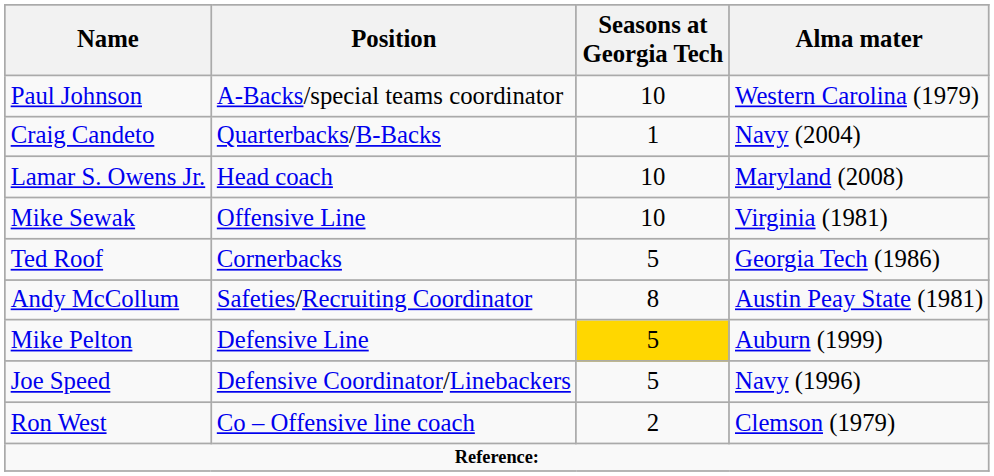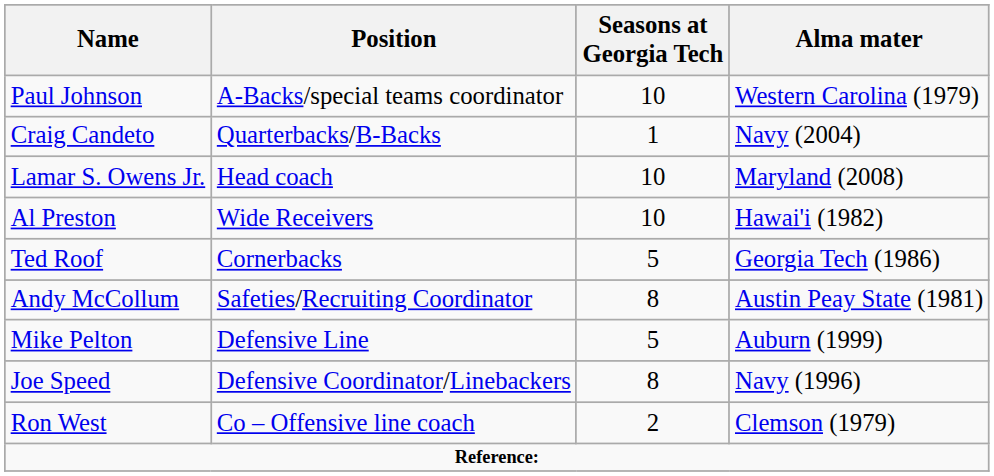+ row: (63, 217)
- row: (73, 217)
(653, 340) gold background -> (653, 340) no background
(653, 381) 5 -> (653, 381) 8
